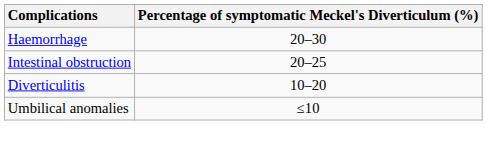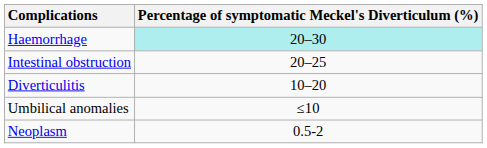(308, 39) no background -> (308, 39) paleturquoise background
+ row: (37, 131)
